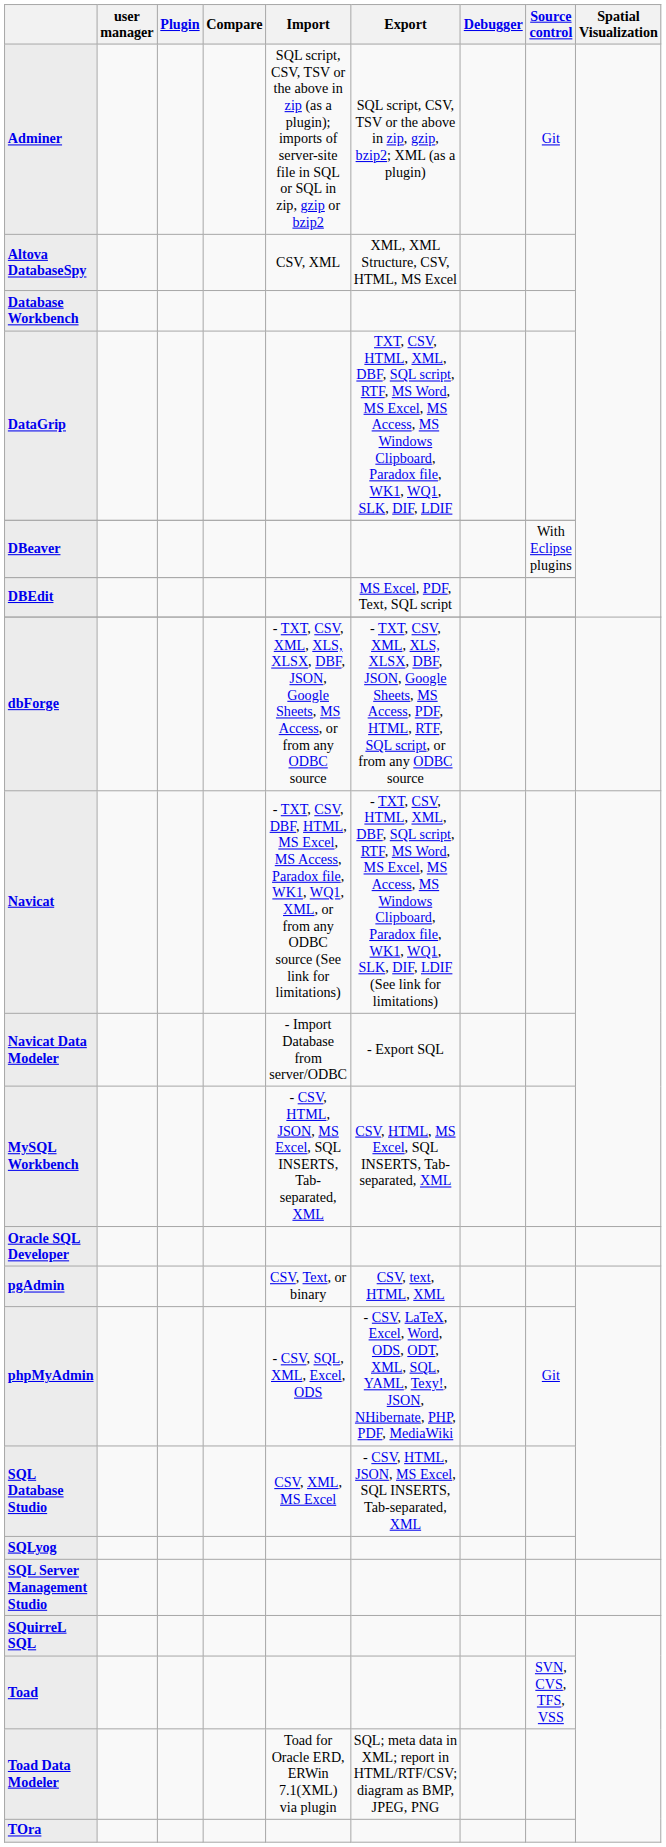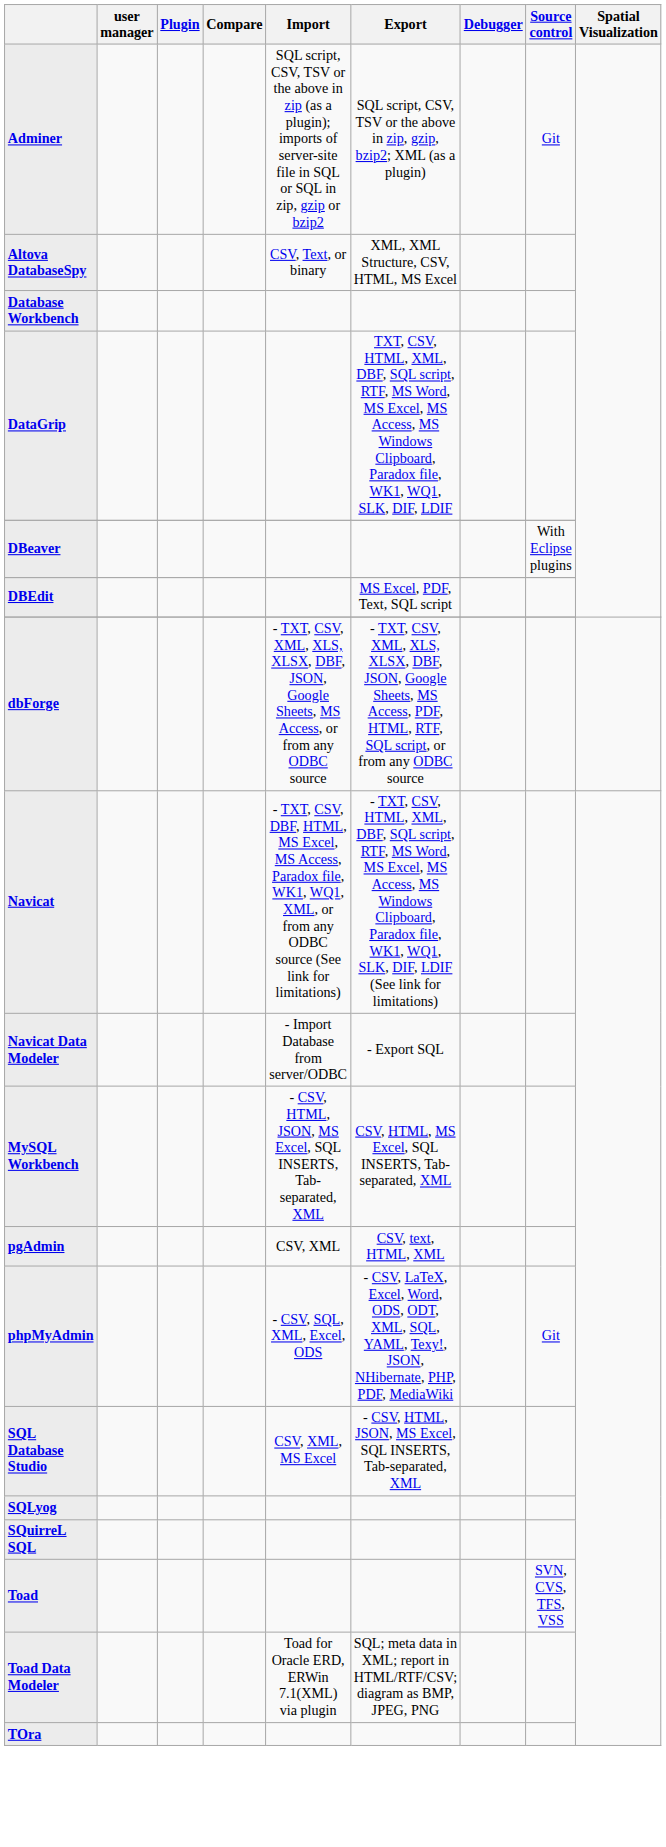(308, 262) CSV, XML -> (308, 262) CSV, Text, or binary
- row: (44, 1245)
(308, 1285) CSV, Text, or binary -> (308, 1245) CSV, XML
- row: (48, 1587)
